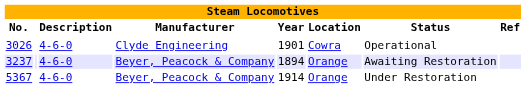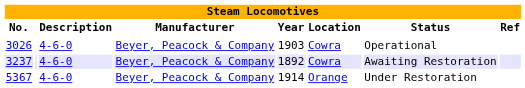(172, 46) Clyde Engineering -> (195, 46) Beyer, Peacock & Company
(291, 46) 1901 -> (291, 46) 1903
(291, 62) 1894 -> (291, 62) 1892
(328, 62) Orange -> (324, 62) Cowra
